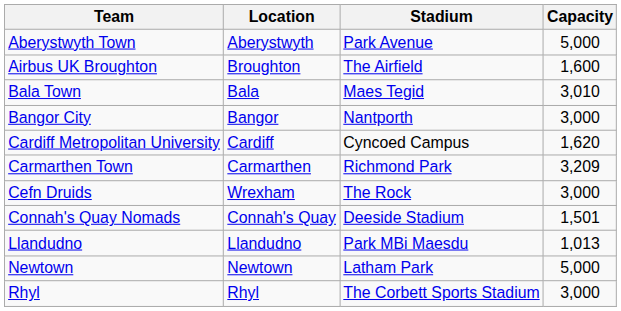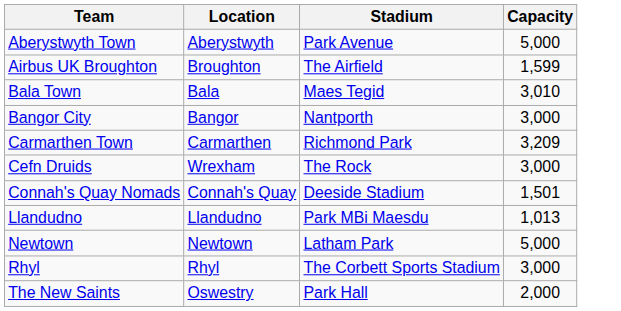(580, 67) 1,600 -> (540, 67) 1,599
- row: (114, 142)
+ row: (64, 293)
